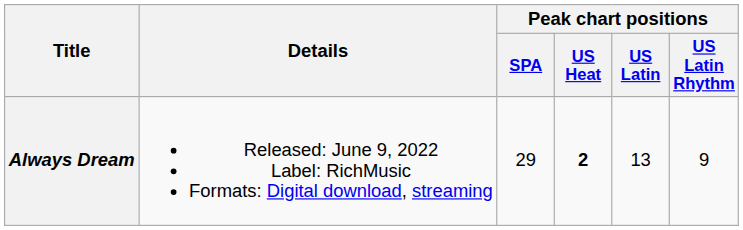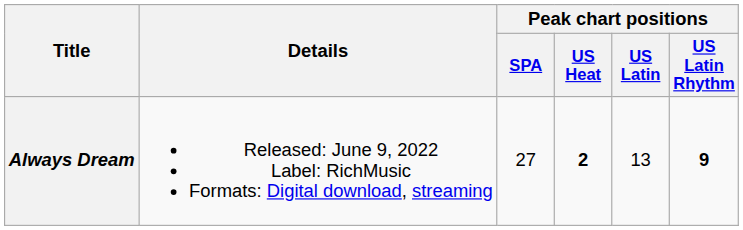(526, 160) 29 -> (526, 160) 27
(704, 160) normal -> (704, 160) bold
